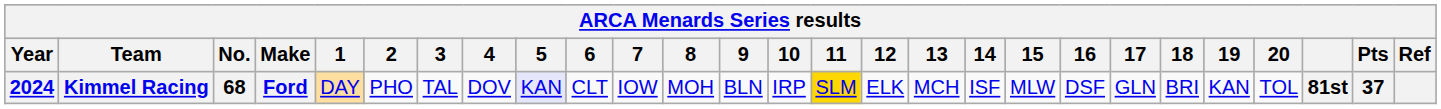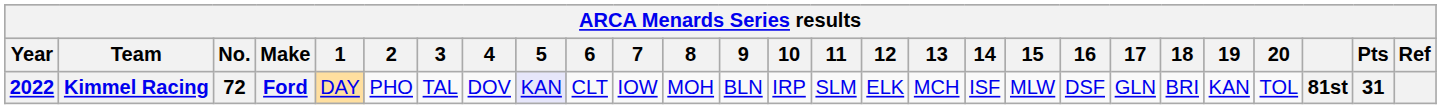(32, 87) 2024 -> (32, 87) 2022
(234, 87) 68 -> (234, 87) 72
(836, 87) gold background -> (836, 87) no background
(1373, 87) 37 -> (1373, 87) 31
